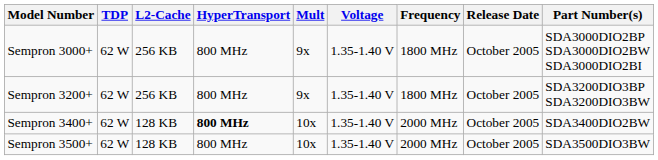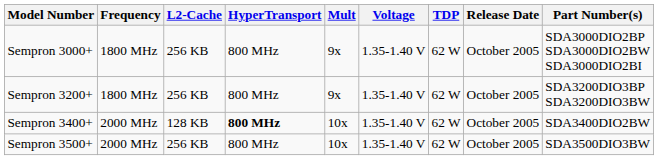columns swapped: (430, 15) <-> (115, 15)
(156, 144) 128 KB -> (188, 144) 256 KB
